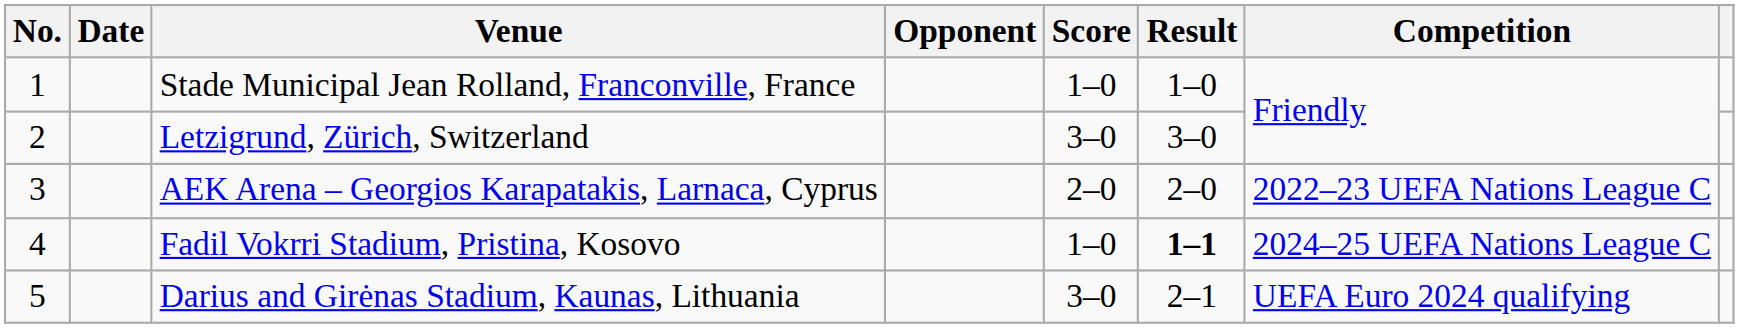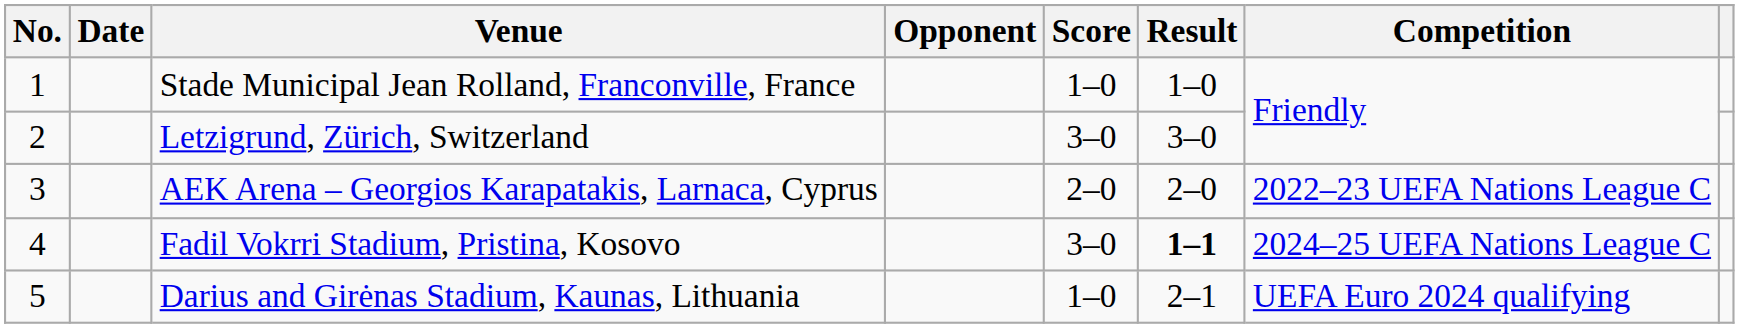(1091, 243) 1–0 -> (1091, 243) 3–0
(1091, 296) 3–0 -> (1091, 296) 1–0
